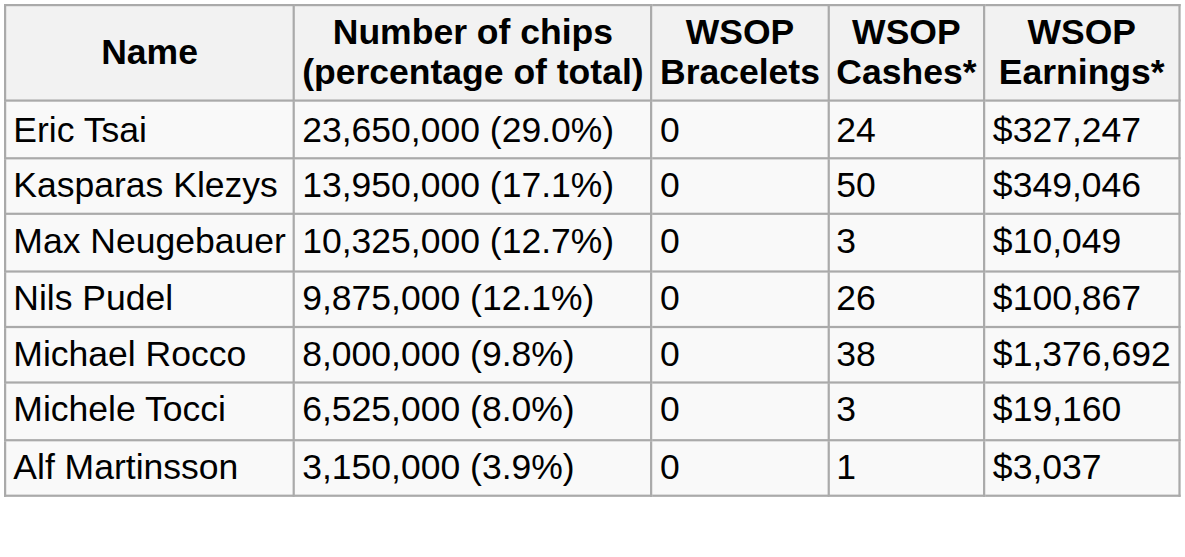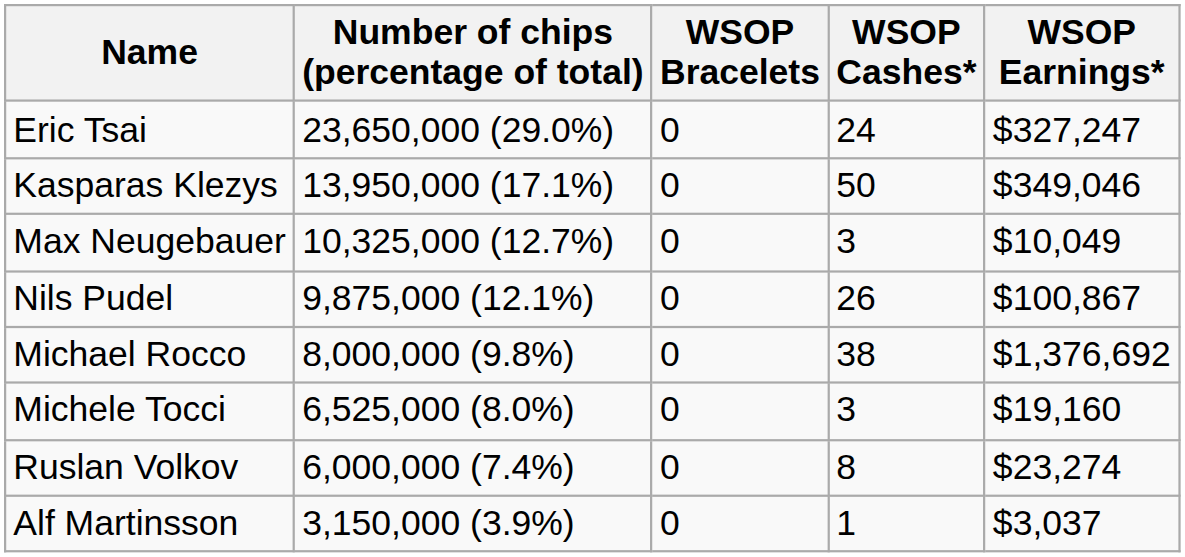+ row: (126, 466)
